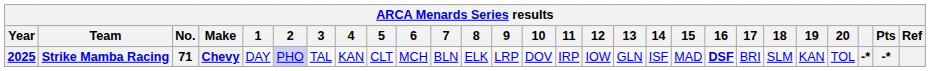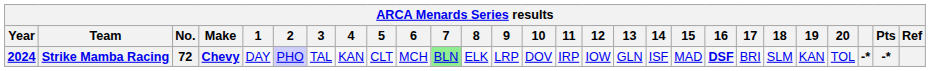(22, 56) 2025 -> (22, 56) 2024
(185, 56) 71 -> (185, 56) 72
(446, 56) no background -> (446, 56) lightgreen background
